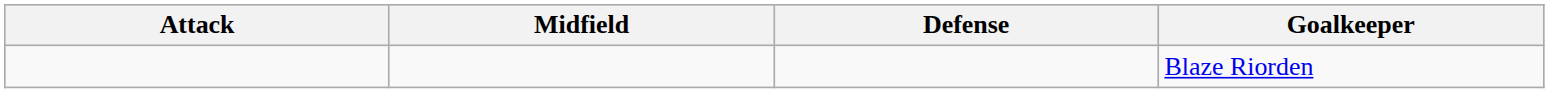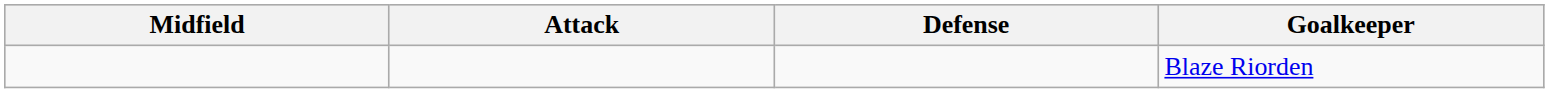columns swapped: (197, 25) <-> (582, 25)
